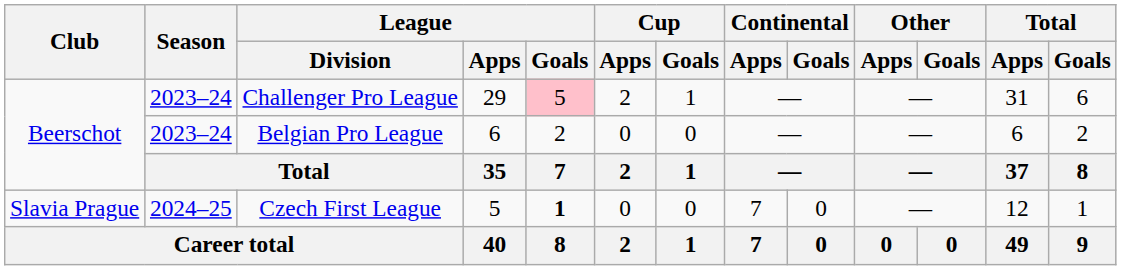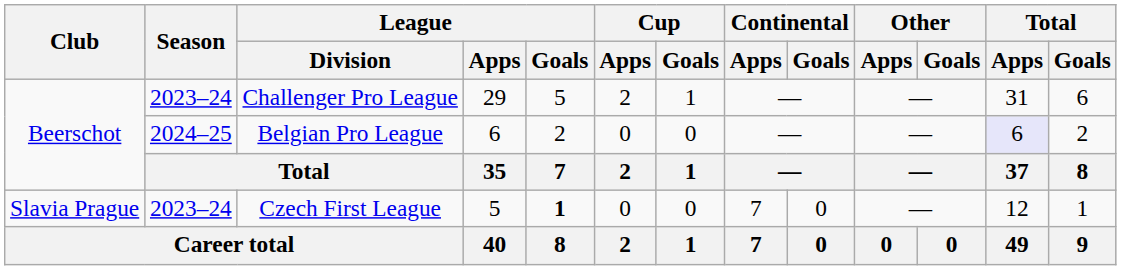(560, 97) pink background -> (560, 97) no background
(191, 134) 2023–24 -> (191, 134) 2024–25
(1017, 134) no background -> (1017, 134) lavender background
(191, 208) 2024–25 -> (191, 208) 2023–24
